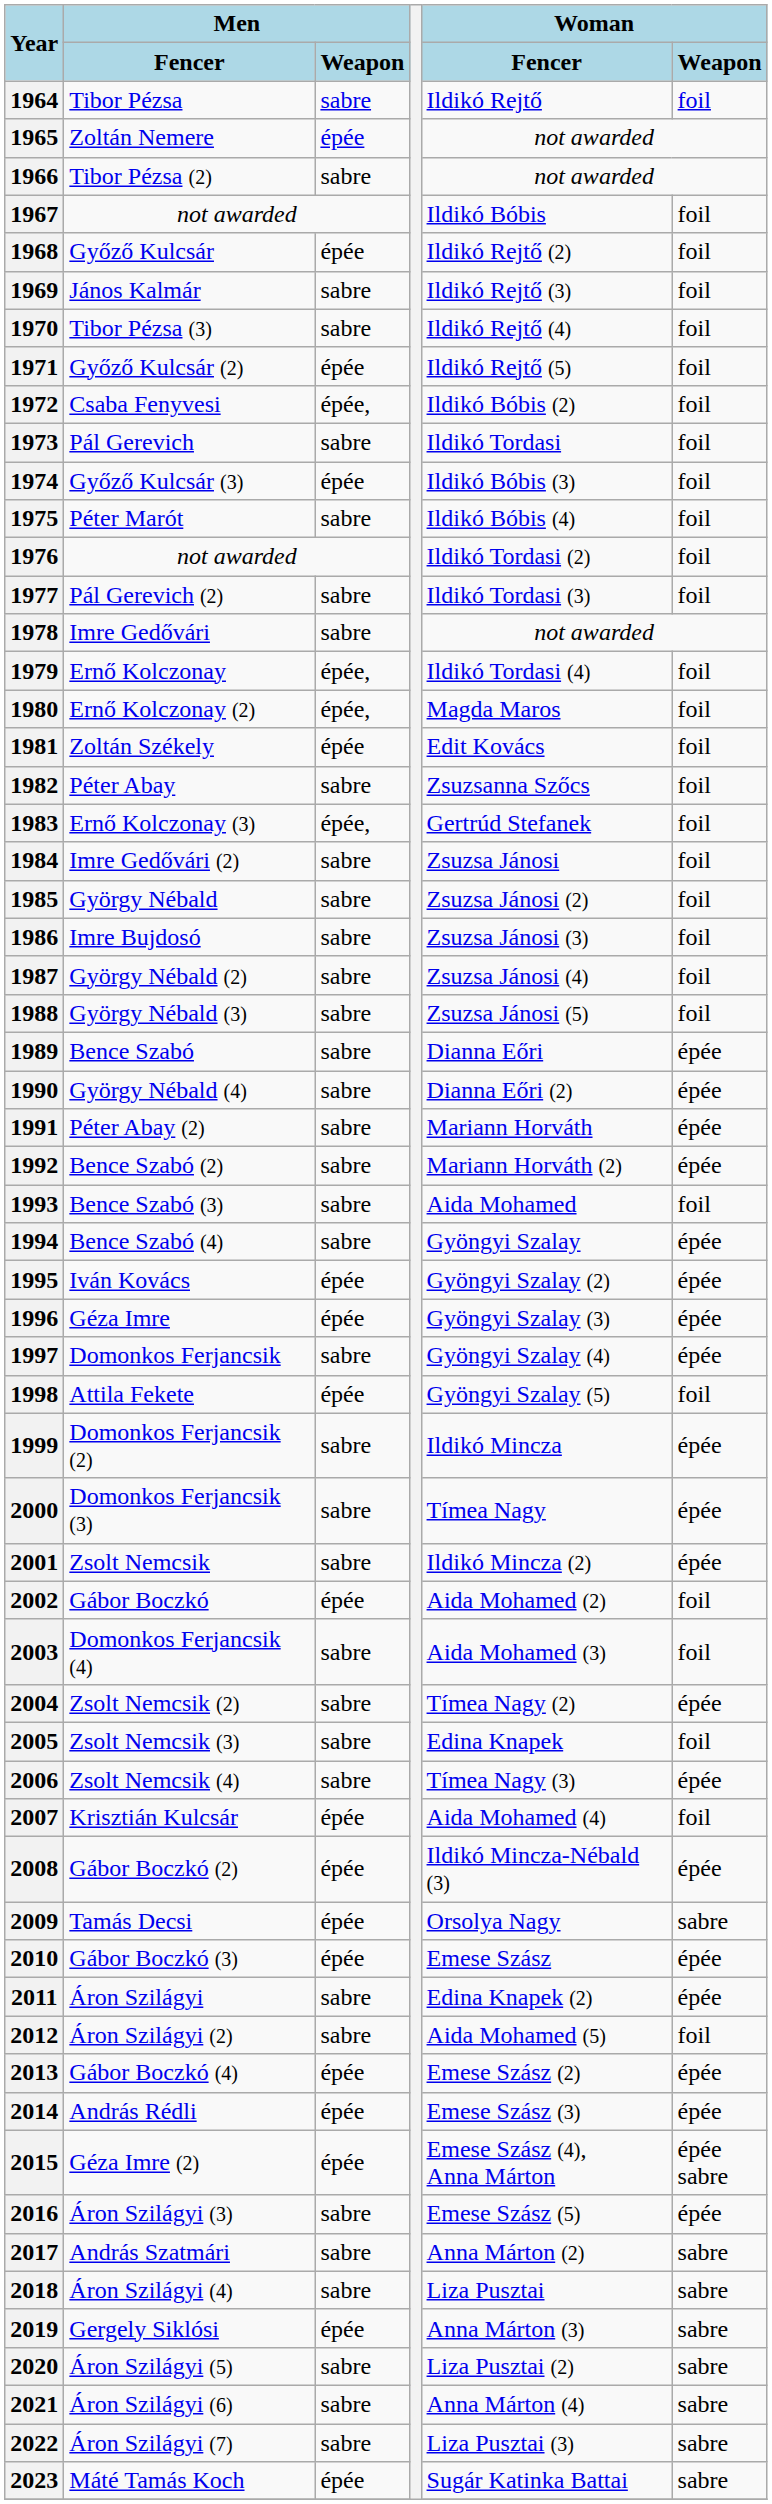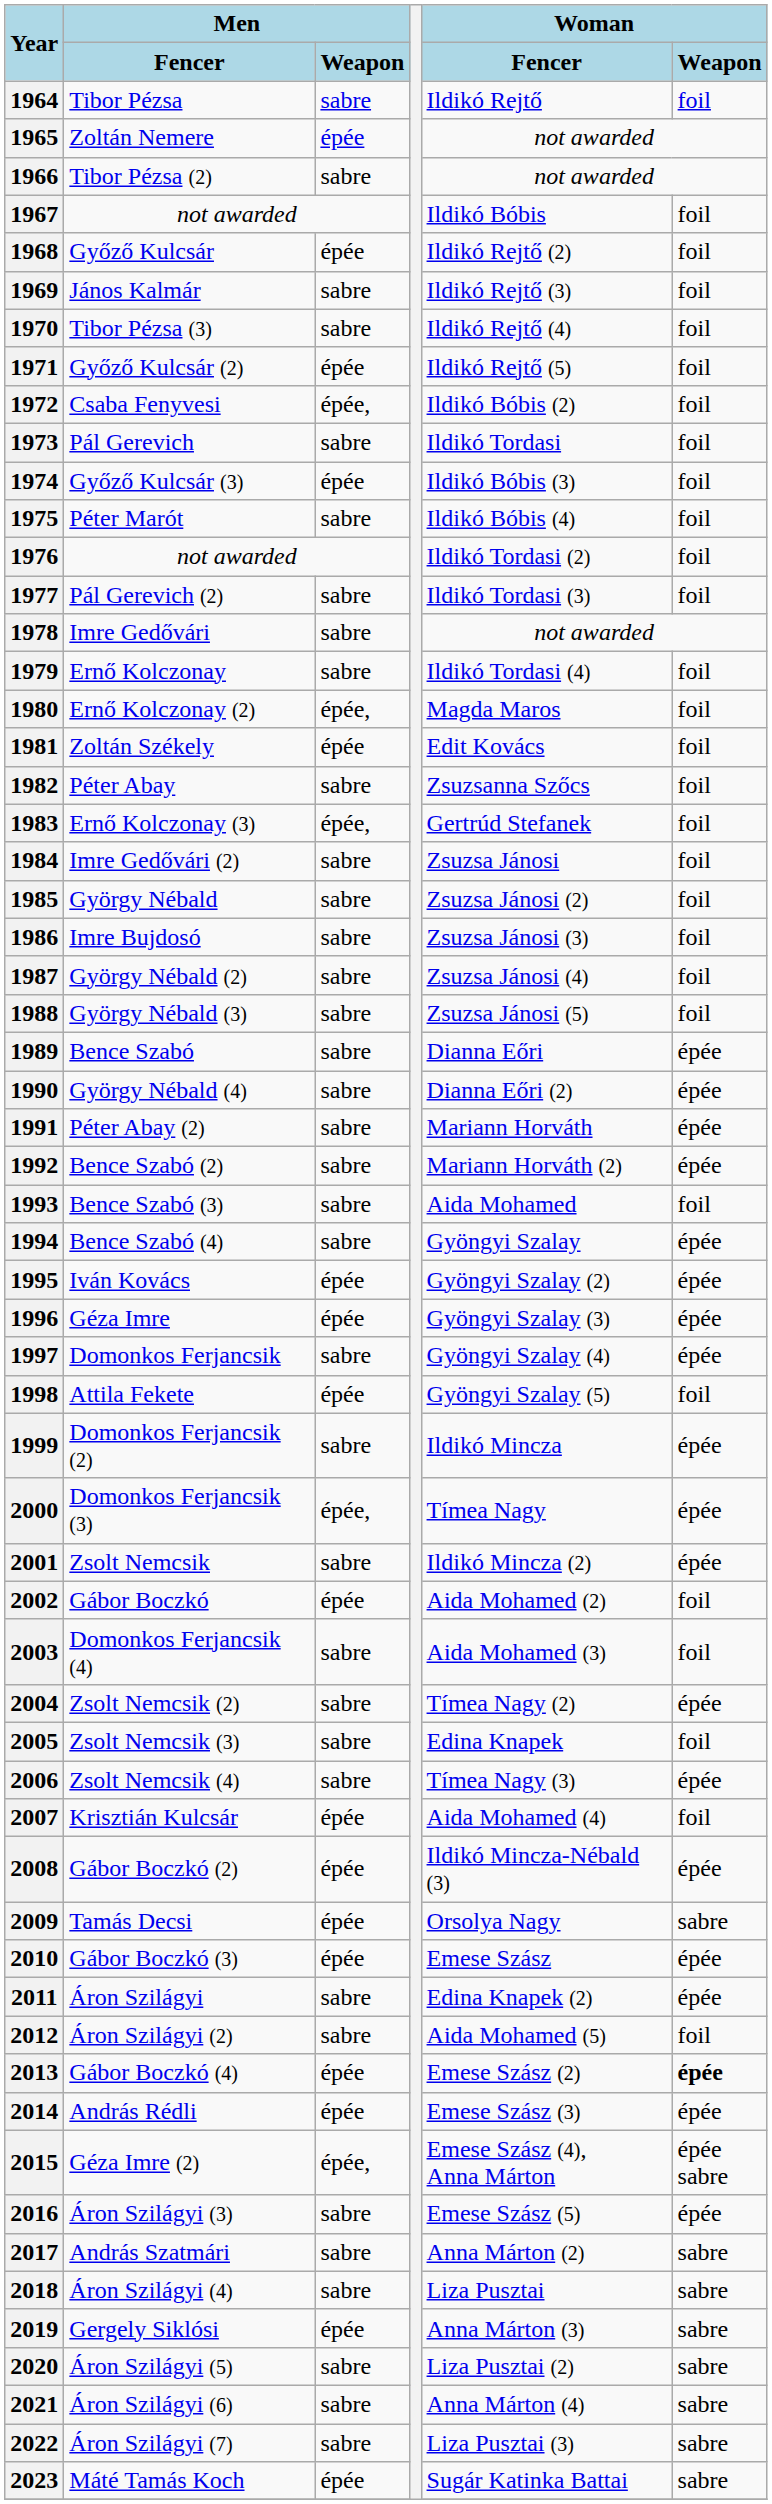(345, 670) épée, -> (346, 670) sabre
(346, 1510) sabre -> (345, 1510) épée,
(700, 2072) normal -> (700, 2072) bold
(342, 2162) épée -> (345, 2162) épée,
